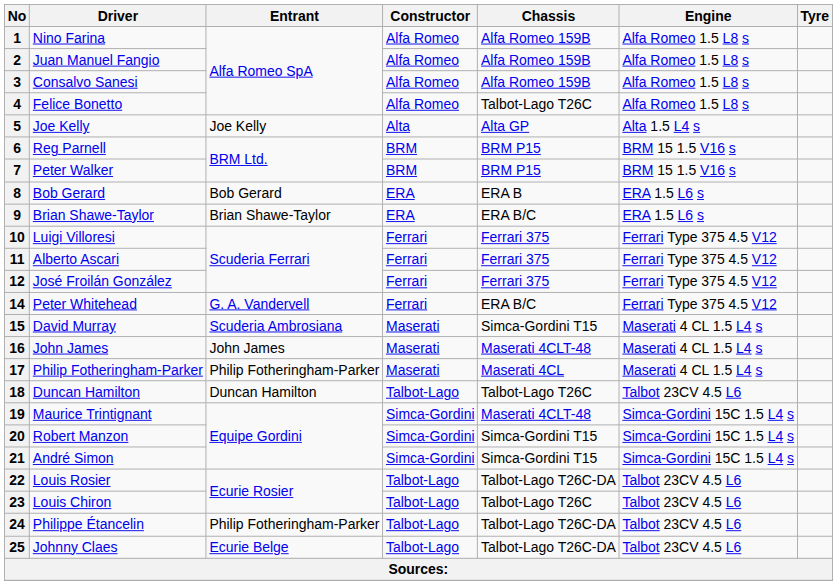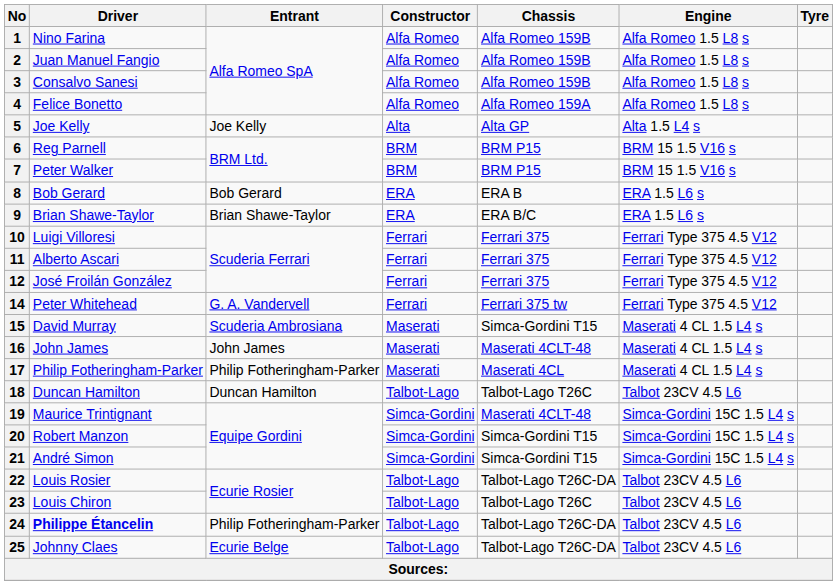(536, 104) Talbot-Lago T26C -> (536, 104) Alfa Romeo 159A
(509, 304) ERA B/C -> (524, 304) Ferrari 375 tw
(88, 525) normal -> (93, 525) bold
